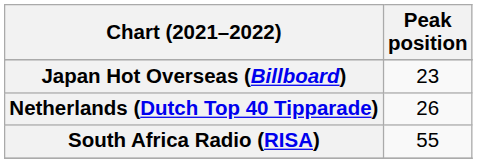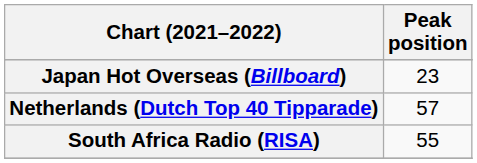(428, 108) 26 -> (428, 108) 57
